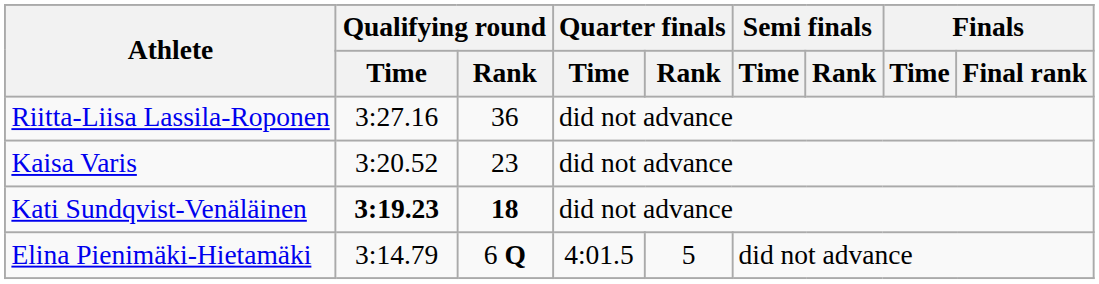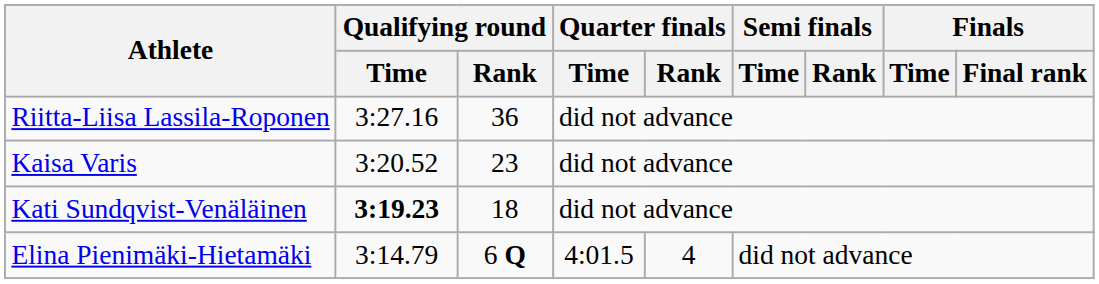(505, 209) bold -> (505, 209) normal
(689, 254) 5 -> (689, 254) 4
